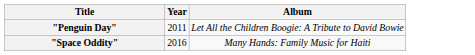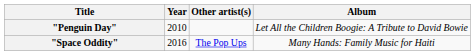+ column: (221, 12)
(177, 27) 2011 -> (177, 27) 2010
